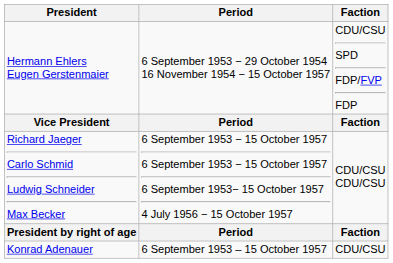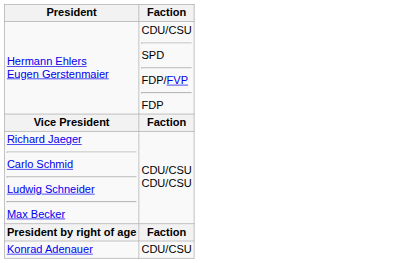- column: (236, 13)
